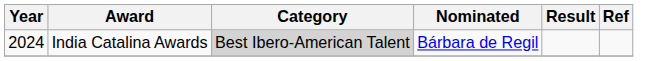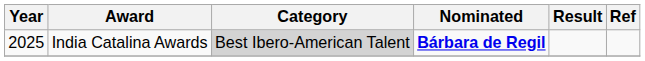(26, 42) 2024 -> (26, 42) 2025
(478, 42) normal -> (481, 42) bold
